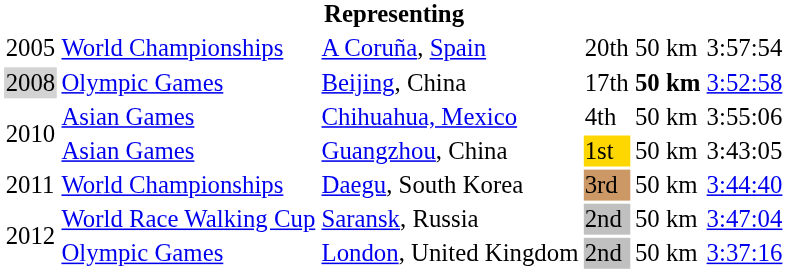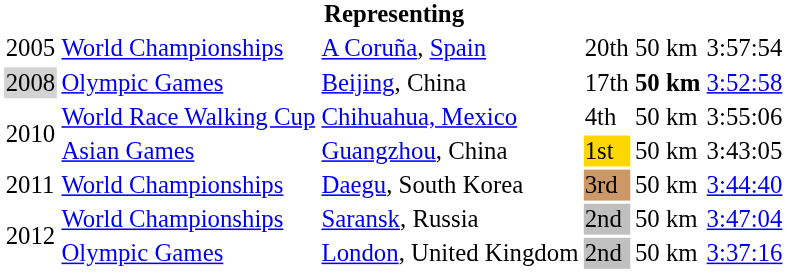(128, 116) Asian Games -> (188, 116) World Race Walking Cup
(188, 218) World Race Walking Cup -> (172, 218) World Championships
